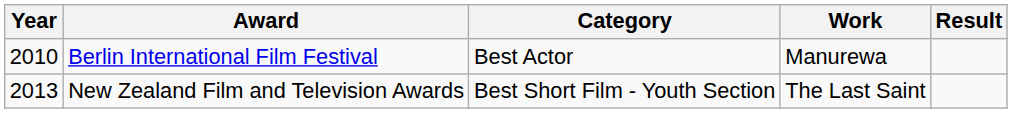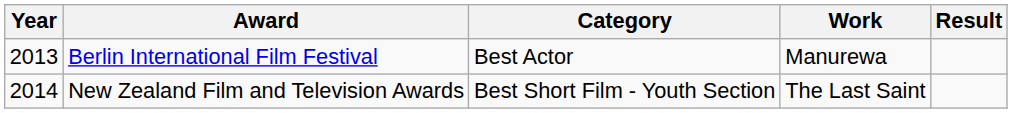(34, 56) 2010 -> (34, 56) 2013
(34, 90) 2013 -> (34, 90) 2014
